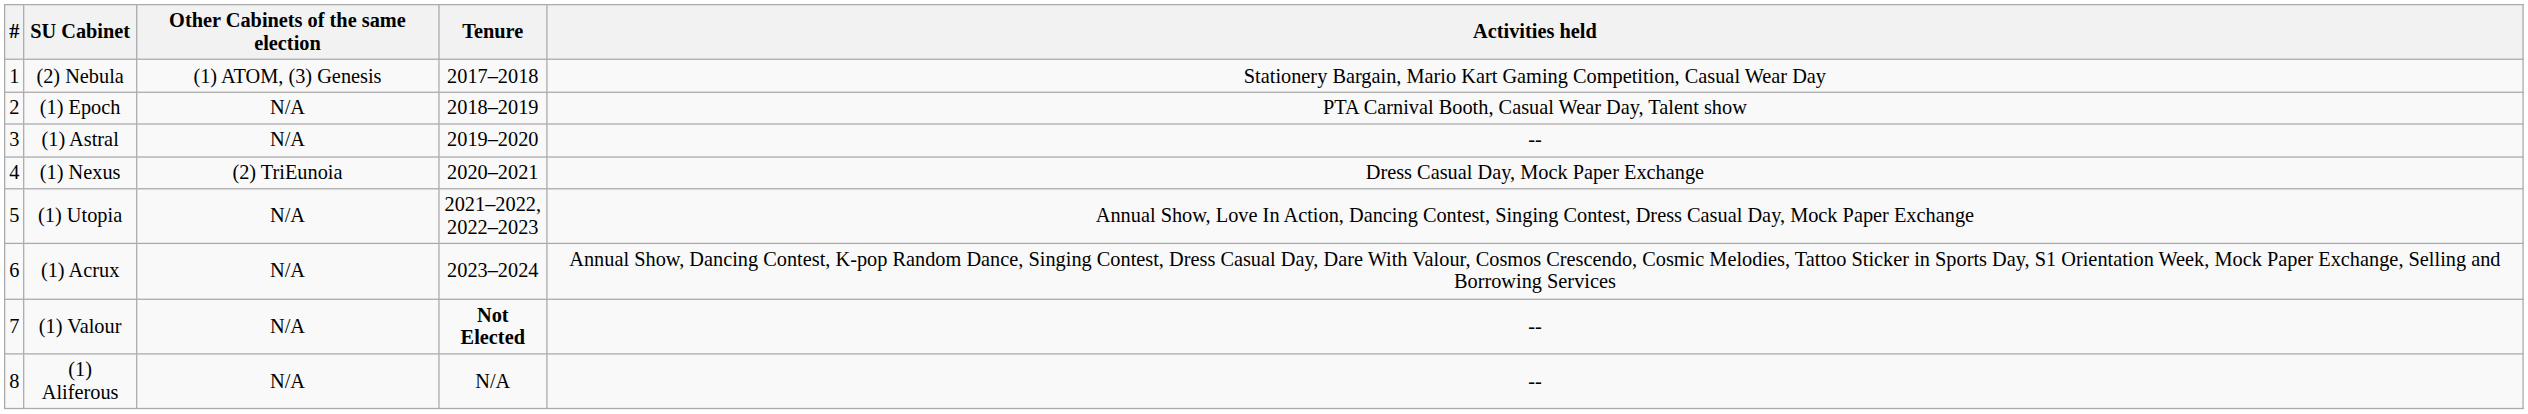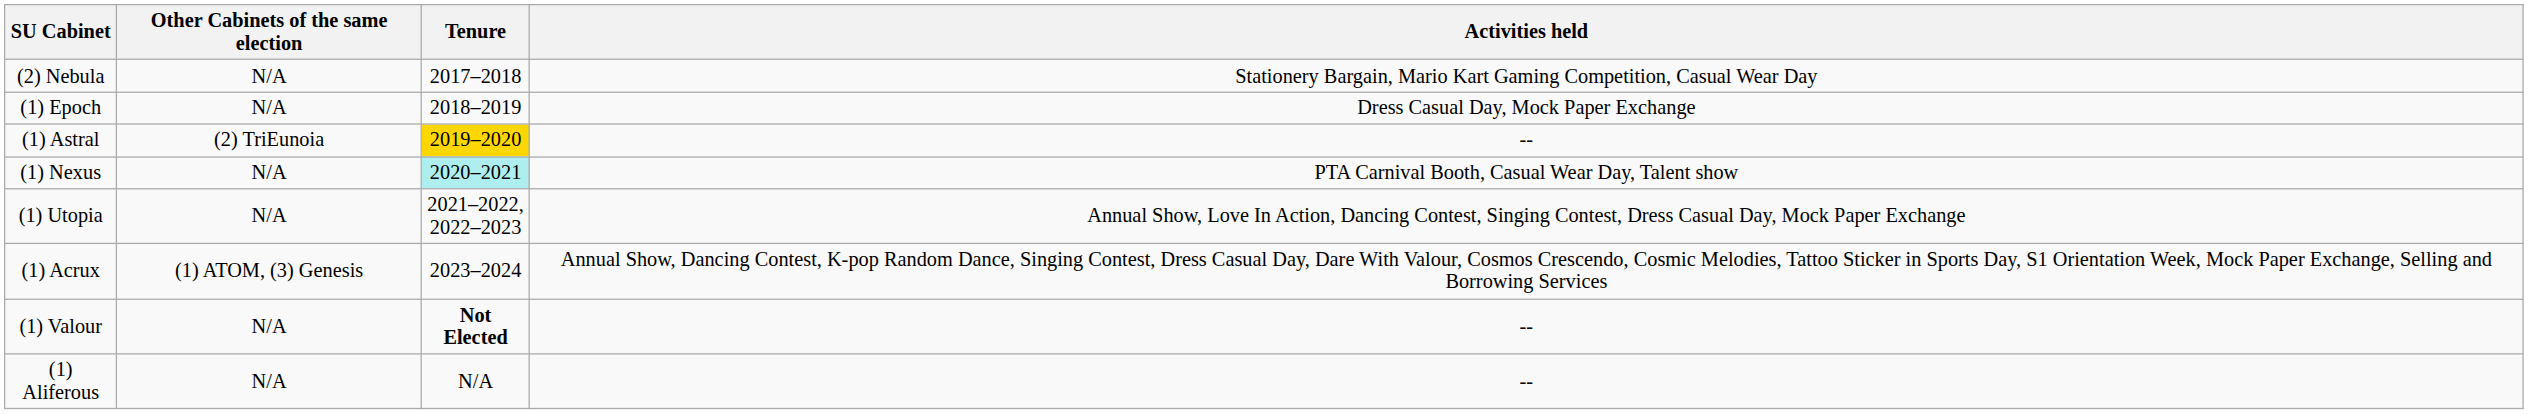- column: (14, 32)
(287, 75) (1) ATOM, (3) Genesis -> (269, 75) N/A
(1535, 107) PTA Carnival Booth, Casual Wear Day, Talent show -> (1526, 107) Dress Casual Day, Mock Paper Exchange
(287, 140) N/A -> (269, 140) (2) TriEunoia
(493, 140) no background -> (476, 140) gold background
(287, 172) (2) TriEunoia -> (269, 172) N/A
(493, 172) no background -> (476, 172) paleturquoise background
(1535, 172) Dress Casual Day, Mock Paper Exchange -> (1526, 172) PTA Carnival Booth, Casual Wear Day, Talent show
(287, 271) N/A -> (269, 271) (1) ATOM, (3) Genesis
